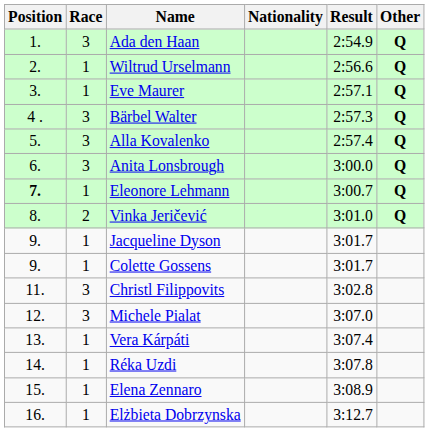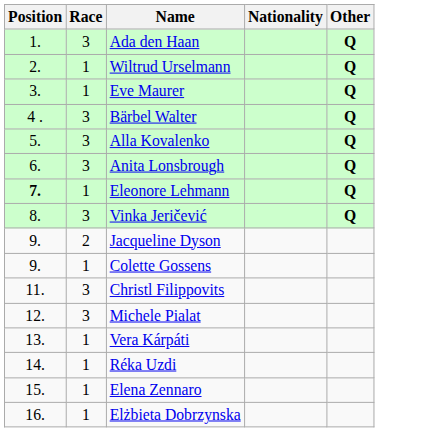- column: (351, 16)
(86, 215) 2 -> (86, 215) 3
(86, 240) 1 -> (86, 240) 2
